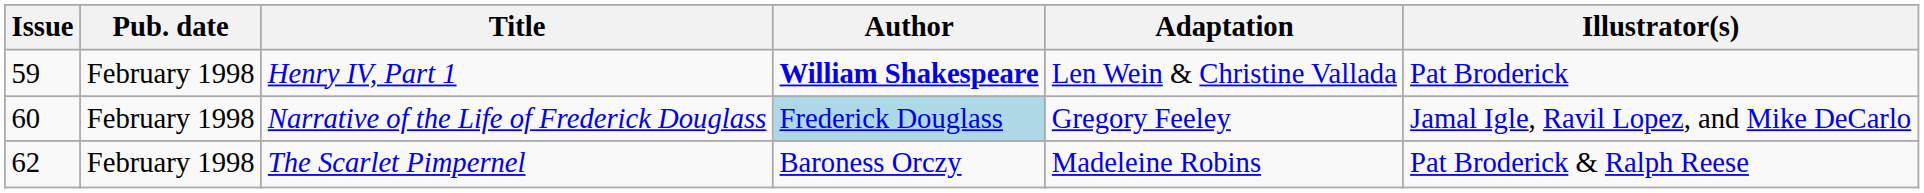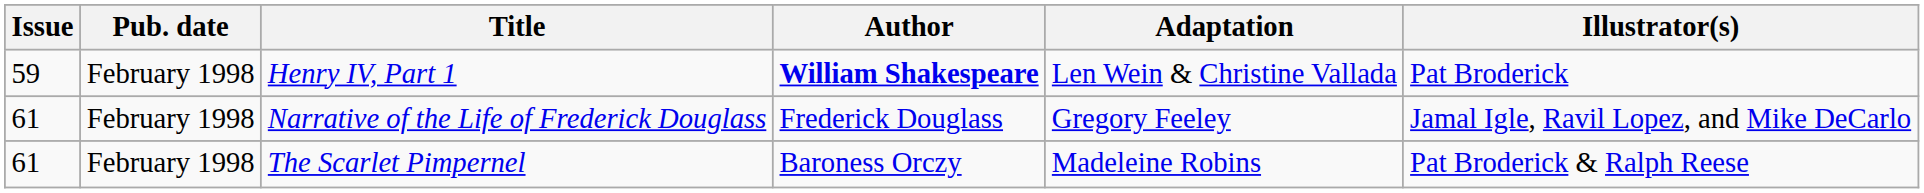(26, 118) 60 -> (26, 118) 61
(891, 118) lightblue background -> (891, 118) no background
(26, 163) 62 -> (26, 163) 61
